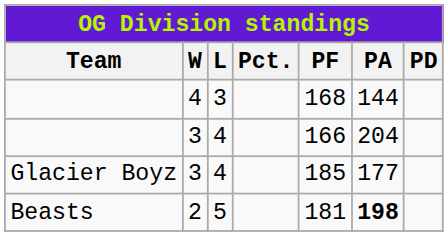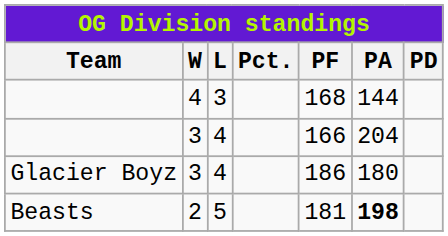(325, 175) 185 -> (325, 175) 186
(378, 175) 177 -> (378, 175) 180
